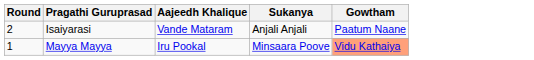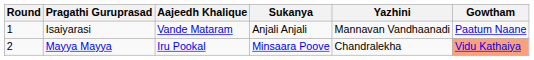+ column: (392, 13)
(10, 30) 2 -> (10, 30) 1
(10, 47) 1 -> (10, 47) 2
